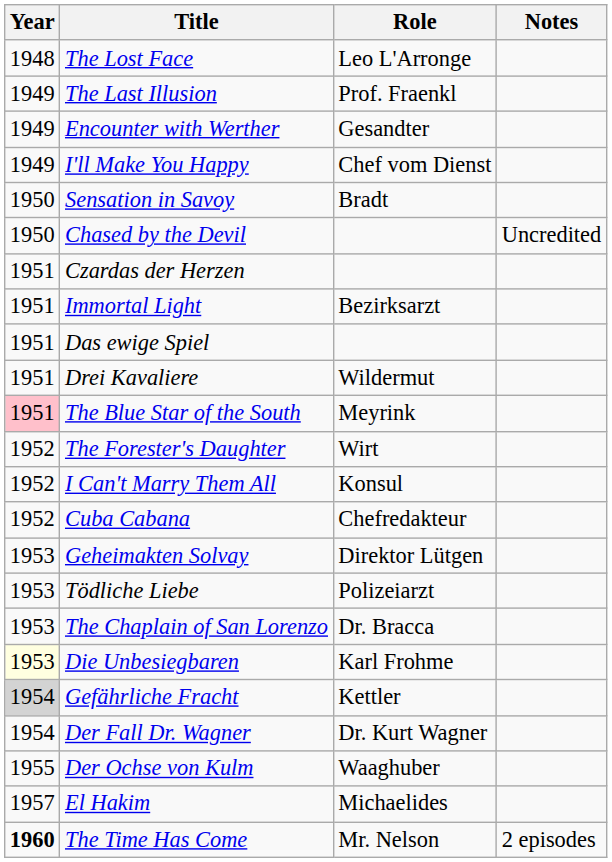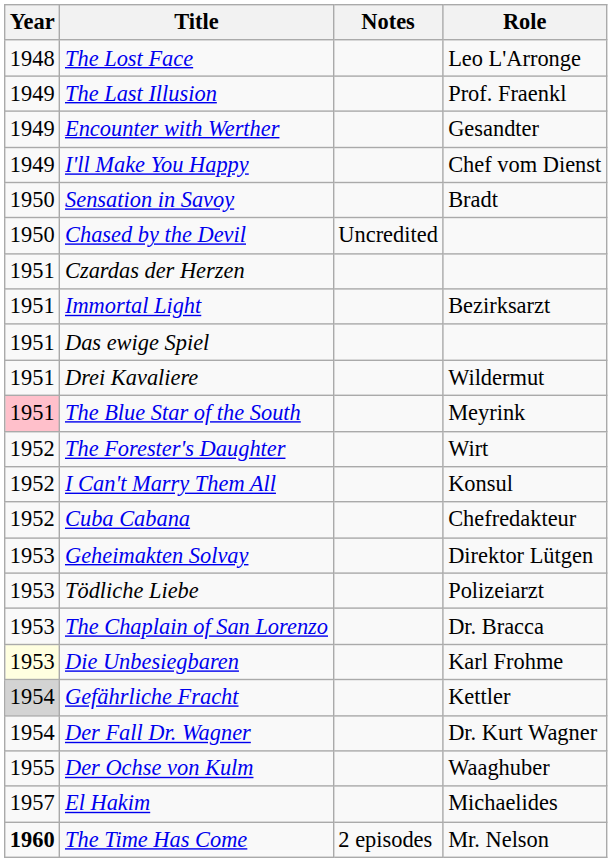columns swapped: (415, 22) <-> (551, 22)
